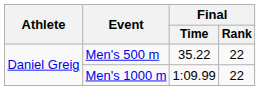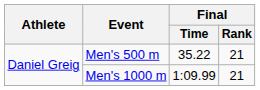(237, 55) 22 -> (237, 55) 21
(237, 75) 22 -> (237, 75) 21
